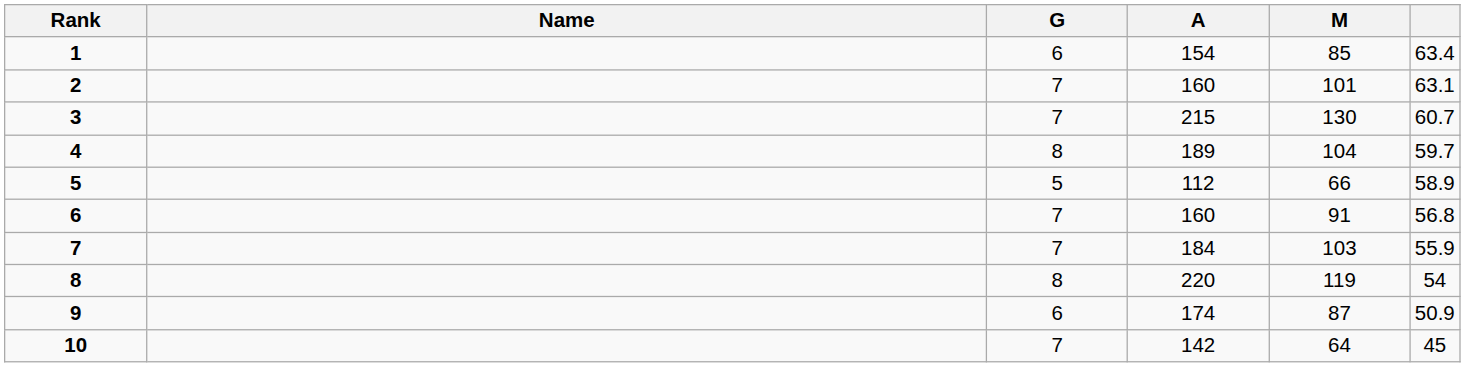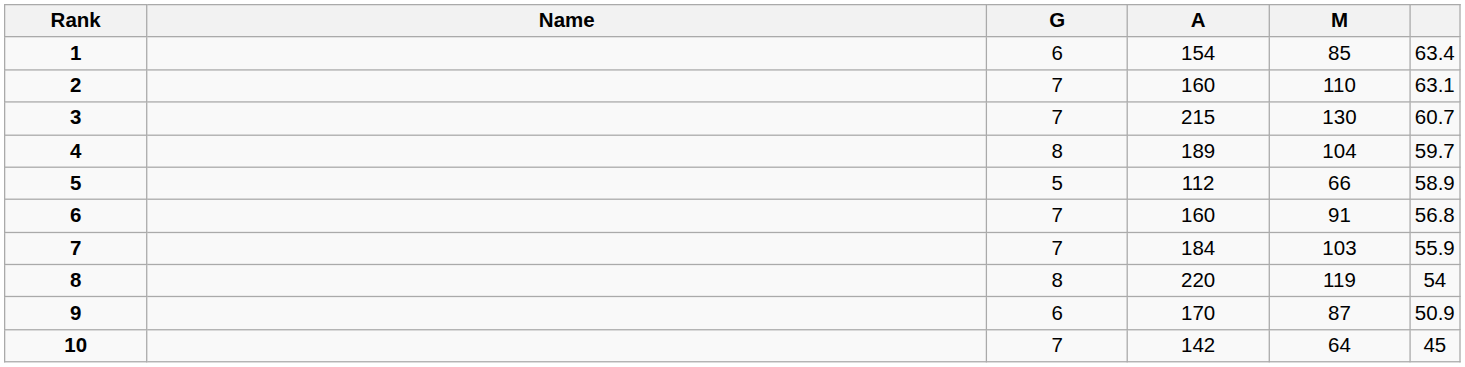(1339, 85) 101 -> (1339, 85) 110
(1198, 313) 174 -> (1198, 313) 170
